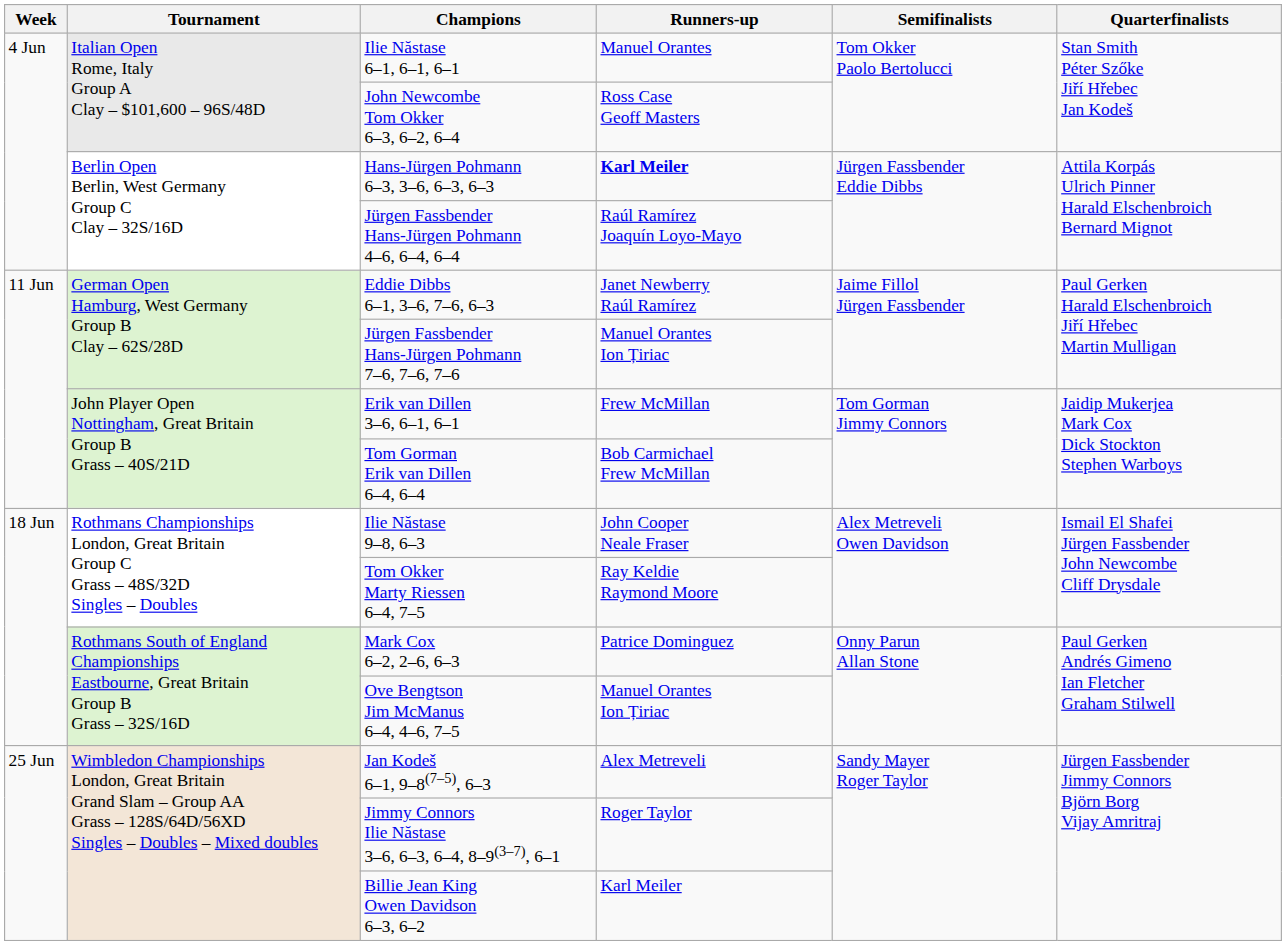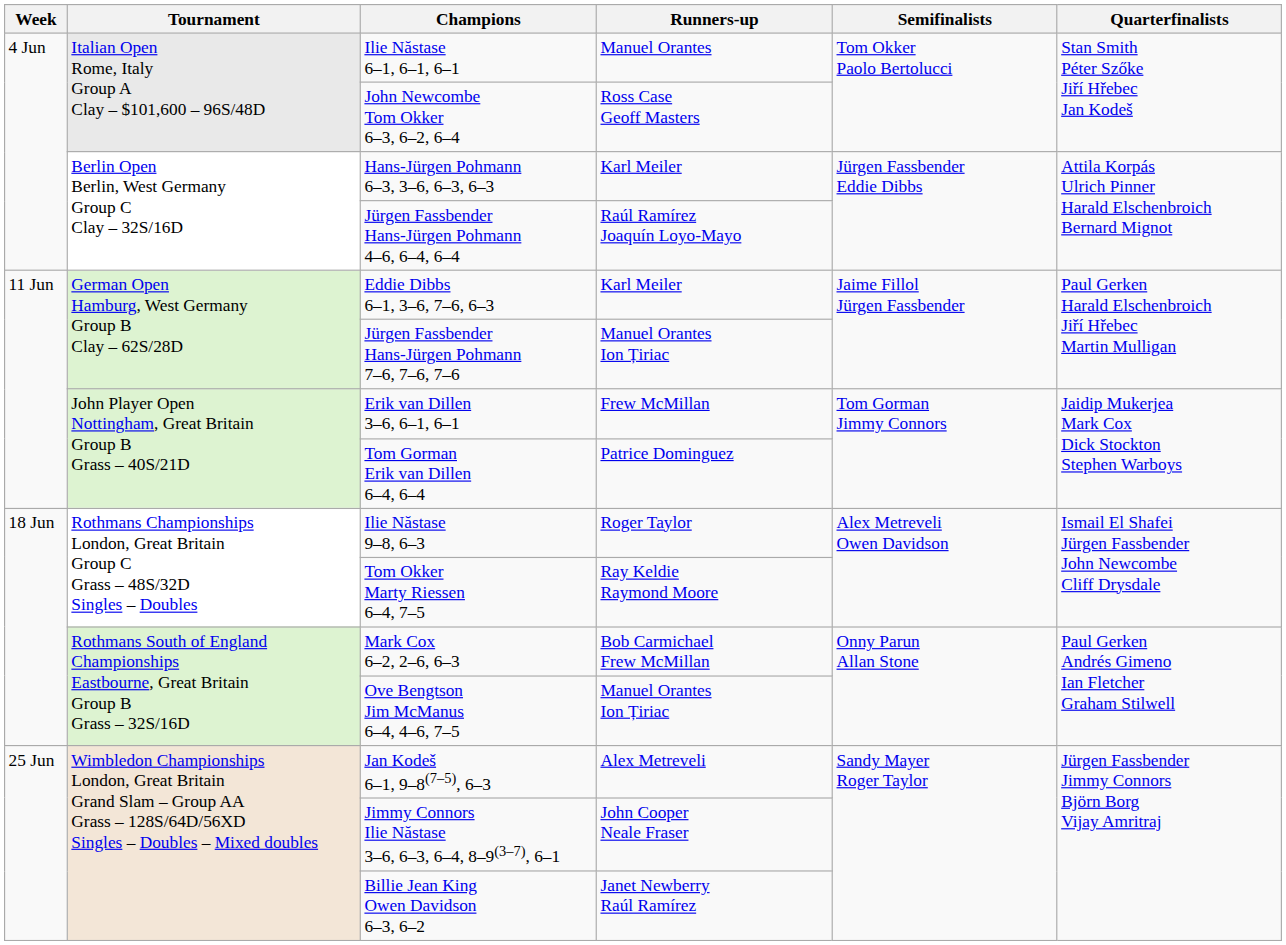(644, 166) bold -> (641, 166) normal
(655, 295) Janet Newberry Raúl Ramírez -> (641, 284) Karl Meiler
(657, 463) Bob Carmichael Frew McMillan -> (667, 452) Patrice Dominguez
(644, 532) John Cooper Neale Fraser -> (646, 522) Roger Taylor
(667, 641) Patrice Dominguez -> (657, 651) Bob Carmichael Frew McMillan
(646, 812) Roger Taylor -> (644, 822) John Cooper Neale Fraser
(641, 885) Karl Meiler -> (655, 895) Janet Newberry Raúl Ramírez
